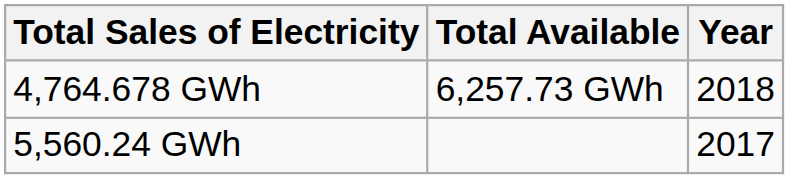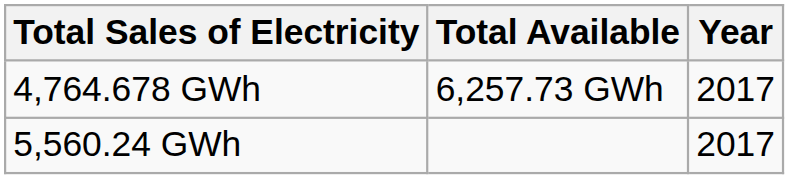(736, 88) 2018 -> (736, 88) 2017
